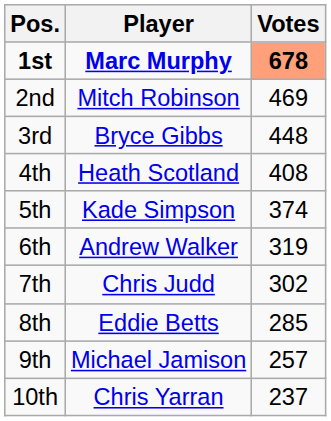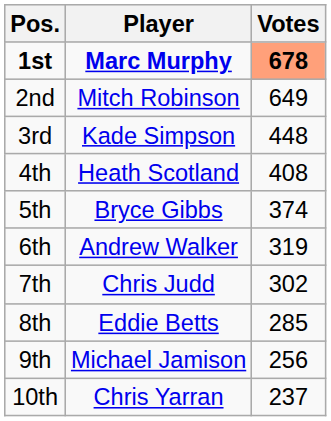(288, 98) 469 -> (288, 98) 649
(159, 136) Bryce Gibbs -> (159, 136) Kade Simpson
(159, 210) Kade Simpson -> (159, 210) Bryce Gibbs
(288, 359) 257 -> (288, 359) 256
